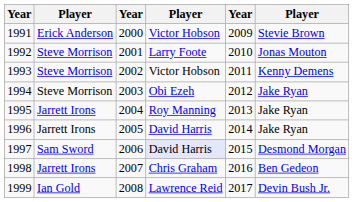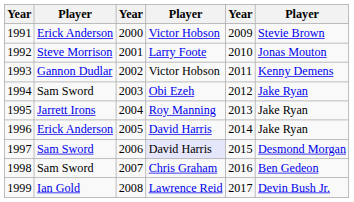(75, 71) Steve Morrison -> (75, 71) Gannon Dudlar
(75, 91) Steve Morrison -> (65, 91) Sam Sword
(66, 129) Jarrett Irons -> (75, 129) Erick Anderson
(66, 168) Jarrett Irons -> (65, 168) Sam Sword
